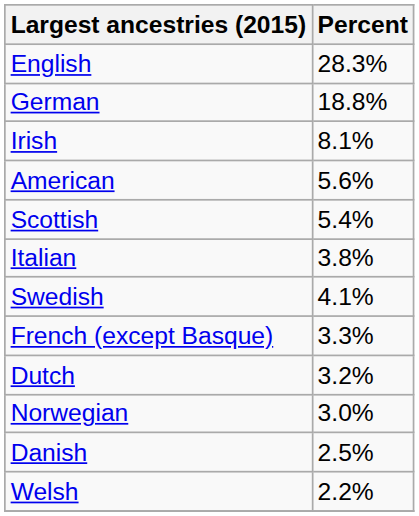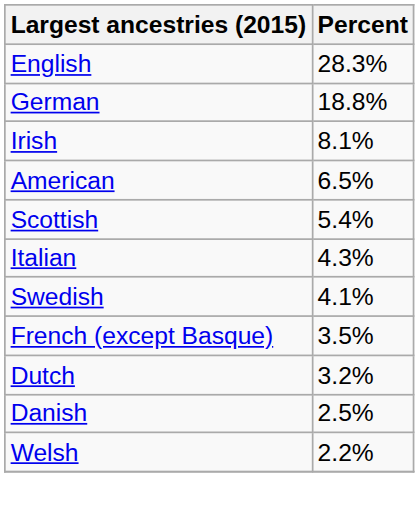(346, 180) 5.6% -> (346, 180) 6.5%
(346, 258) 3.8% -> (346, 258) 4.3%
(346, 336) 3.3% -> (346, 336) 3.5%
- row: (69, 414)
